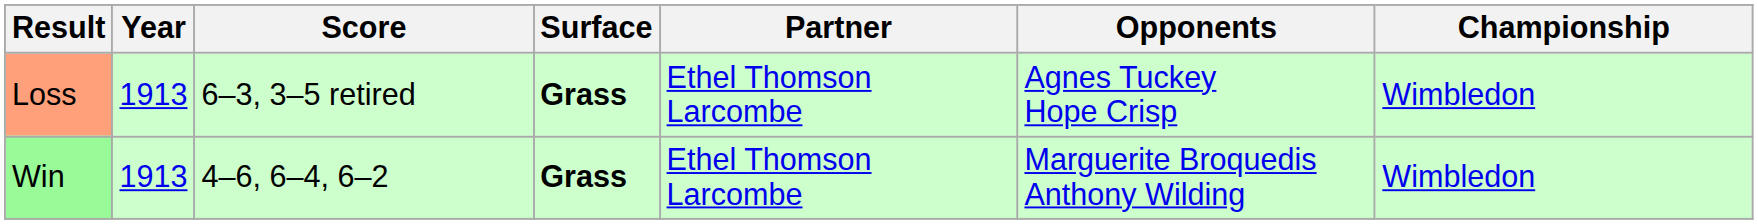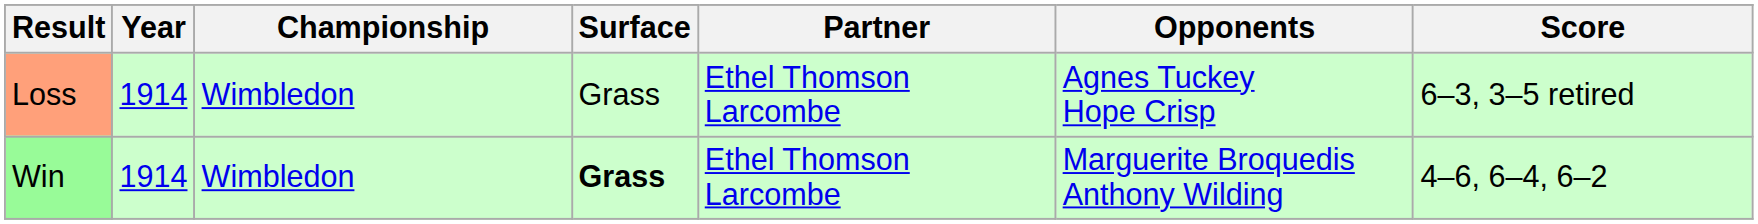columns swapped: (1564, 28) <-> (364, 28)
(153, 94) 1913 -> (153, 94) 1914
(584, 94) bold -> (619, 94) normal
(153, 177) 1913 -> (153, 177) 1914
